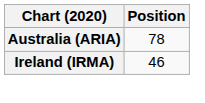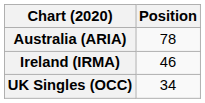+ row: (70, 86)
